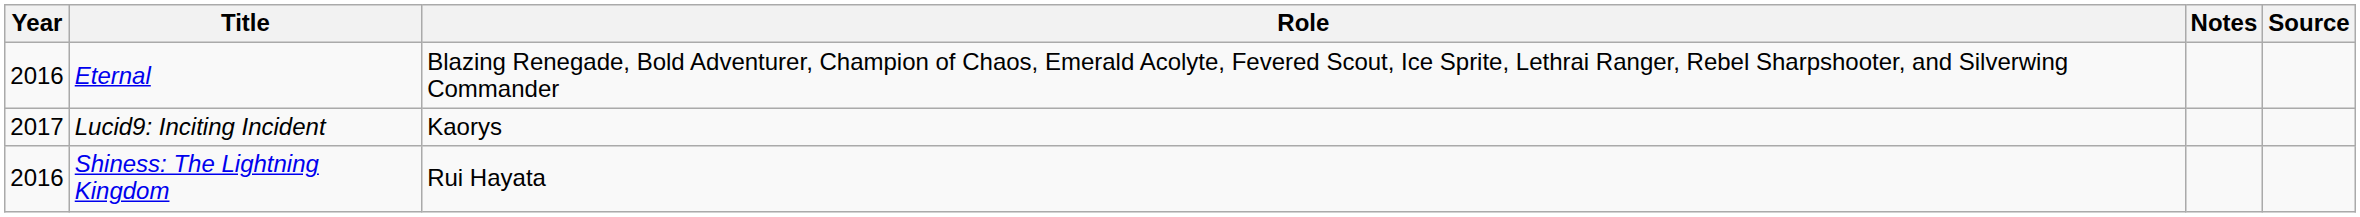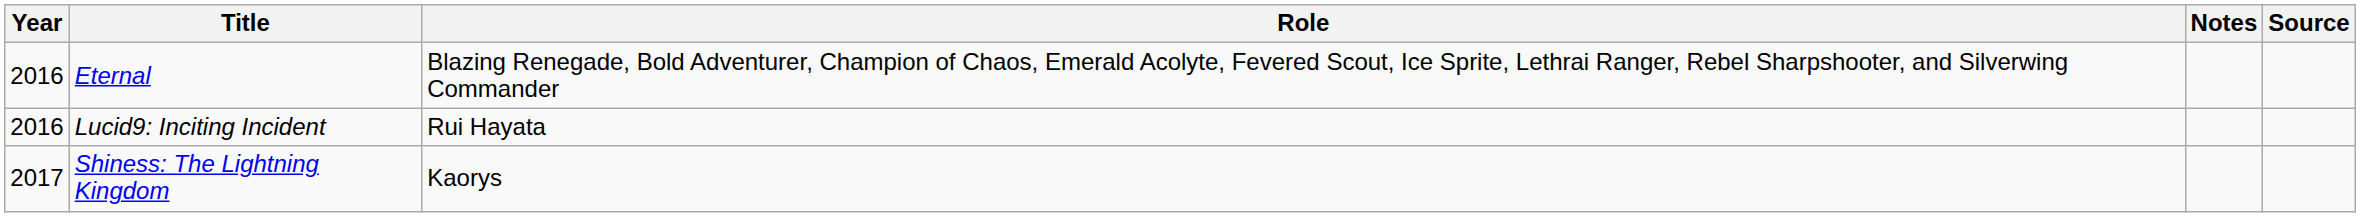(37, 126) 2017 -> (37, 126) 2016
(465, 126) Kaorys -> (487, 126) Rui Hayata
(37, 178) 2016 -> (37, 178) 2017
(487, 178) Rui Hayata -> (465, 178) Kaorys
